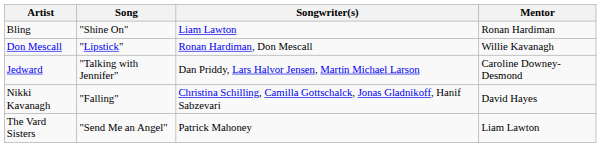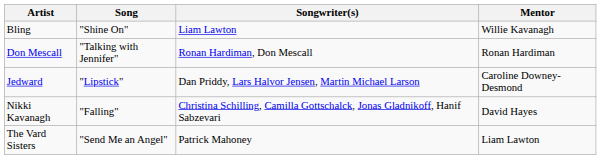(518, 30) Ronan Hardiman -> (518, 30) Willie Kavanagh
(101, 47) "Lipstick" -> (109, 53) "Talking with Jennifer"
(518, 47) Willie Kavanagh -> (518, 53) Ronan Hardiman
(109, 70) "Talking with Jennifer" -> (101, 82) "Lipstick"
